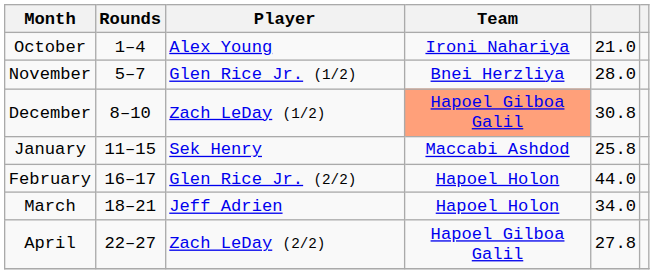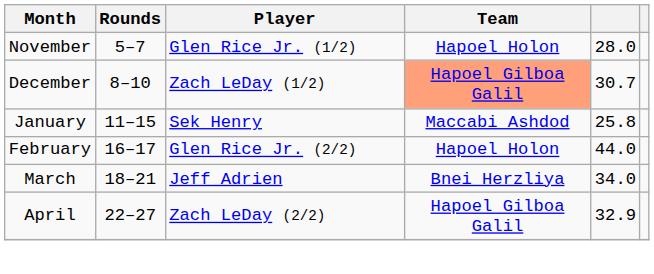- row: (50, 47)
(498, 75) Bnei Herzliya -> (498, 47) Hapoel Holon
(615, 112) 30.8 -> (615, 84) 30.7
(498, 206) Hapoel Holon -> (498, 178) Bnei Herzliya
(615, 244) 27.8 -> (615, 216) 32.9
